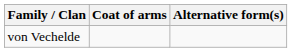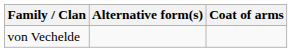columns swapped: (228, 15) <-> (129, 15)
